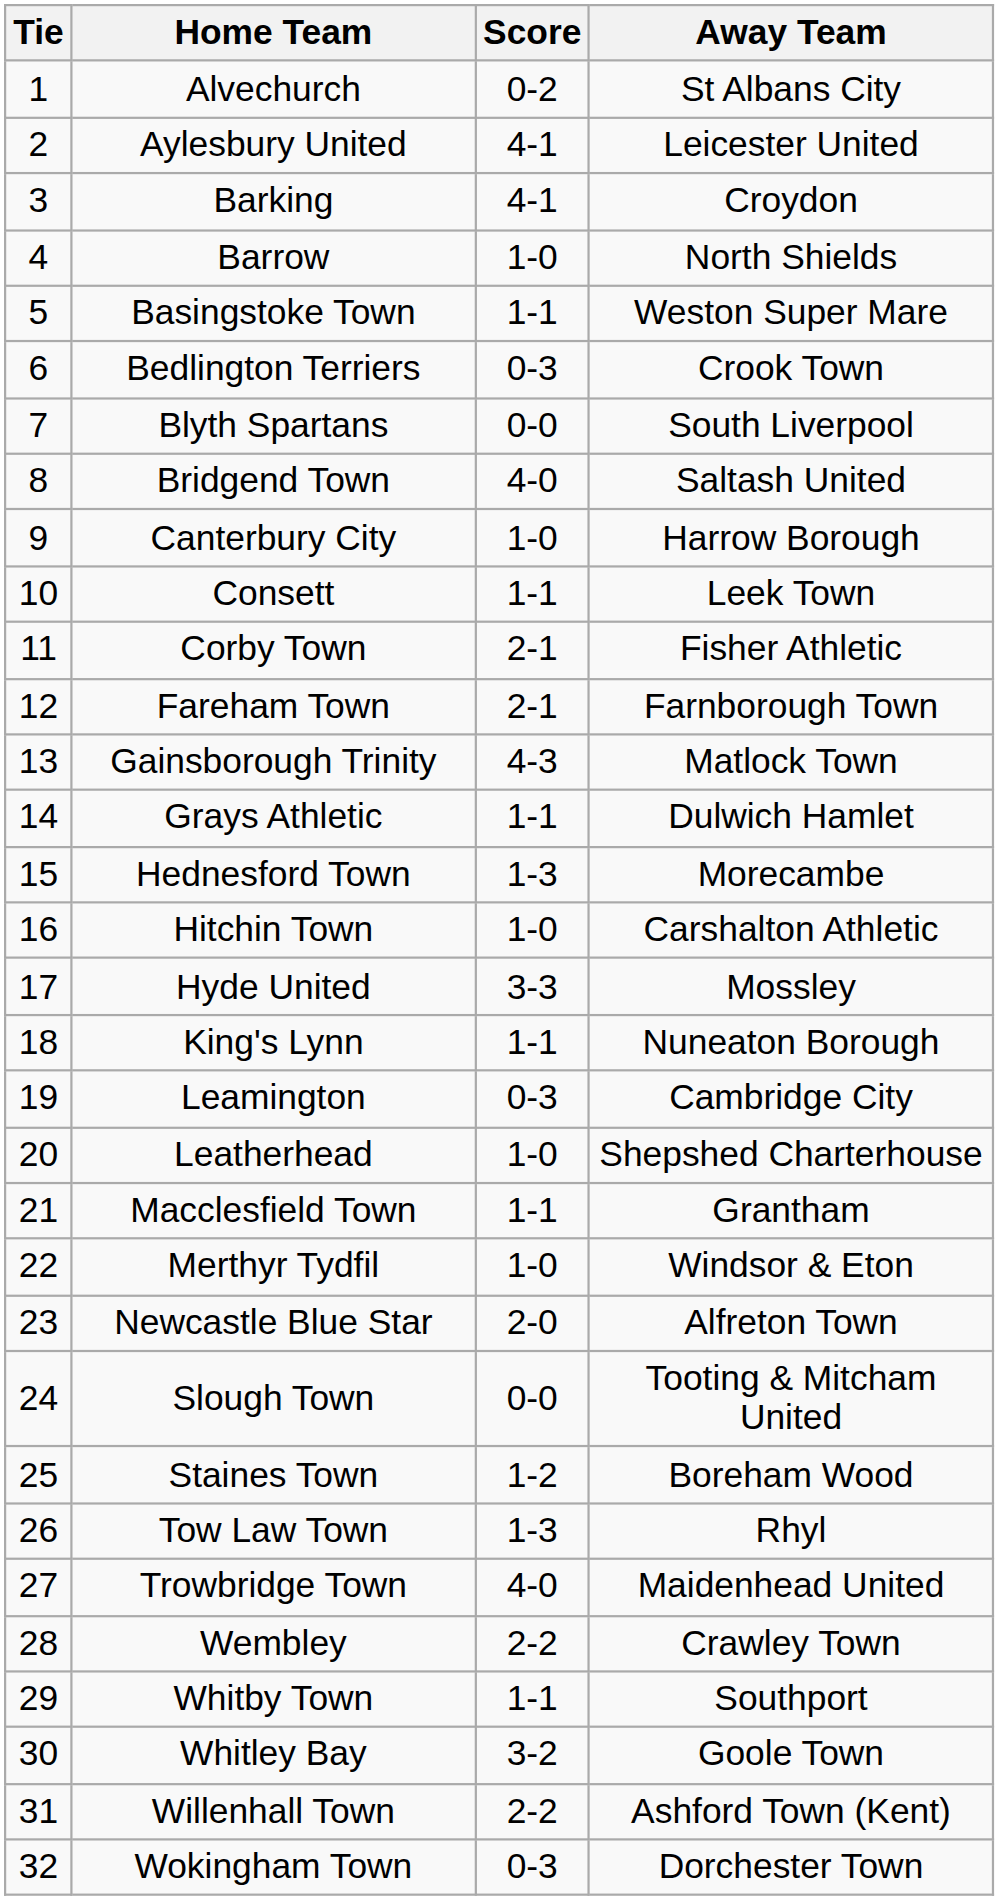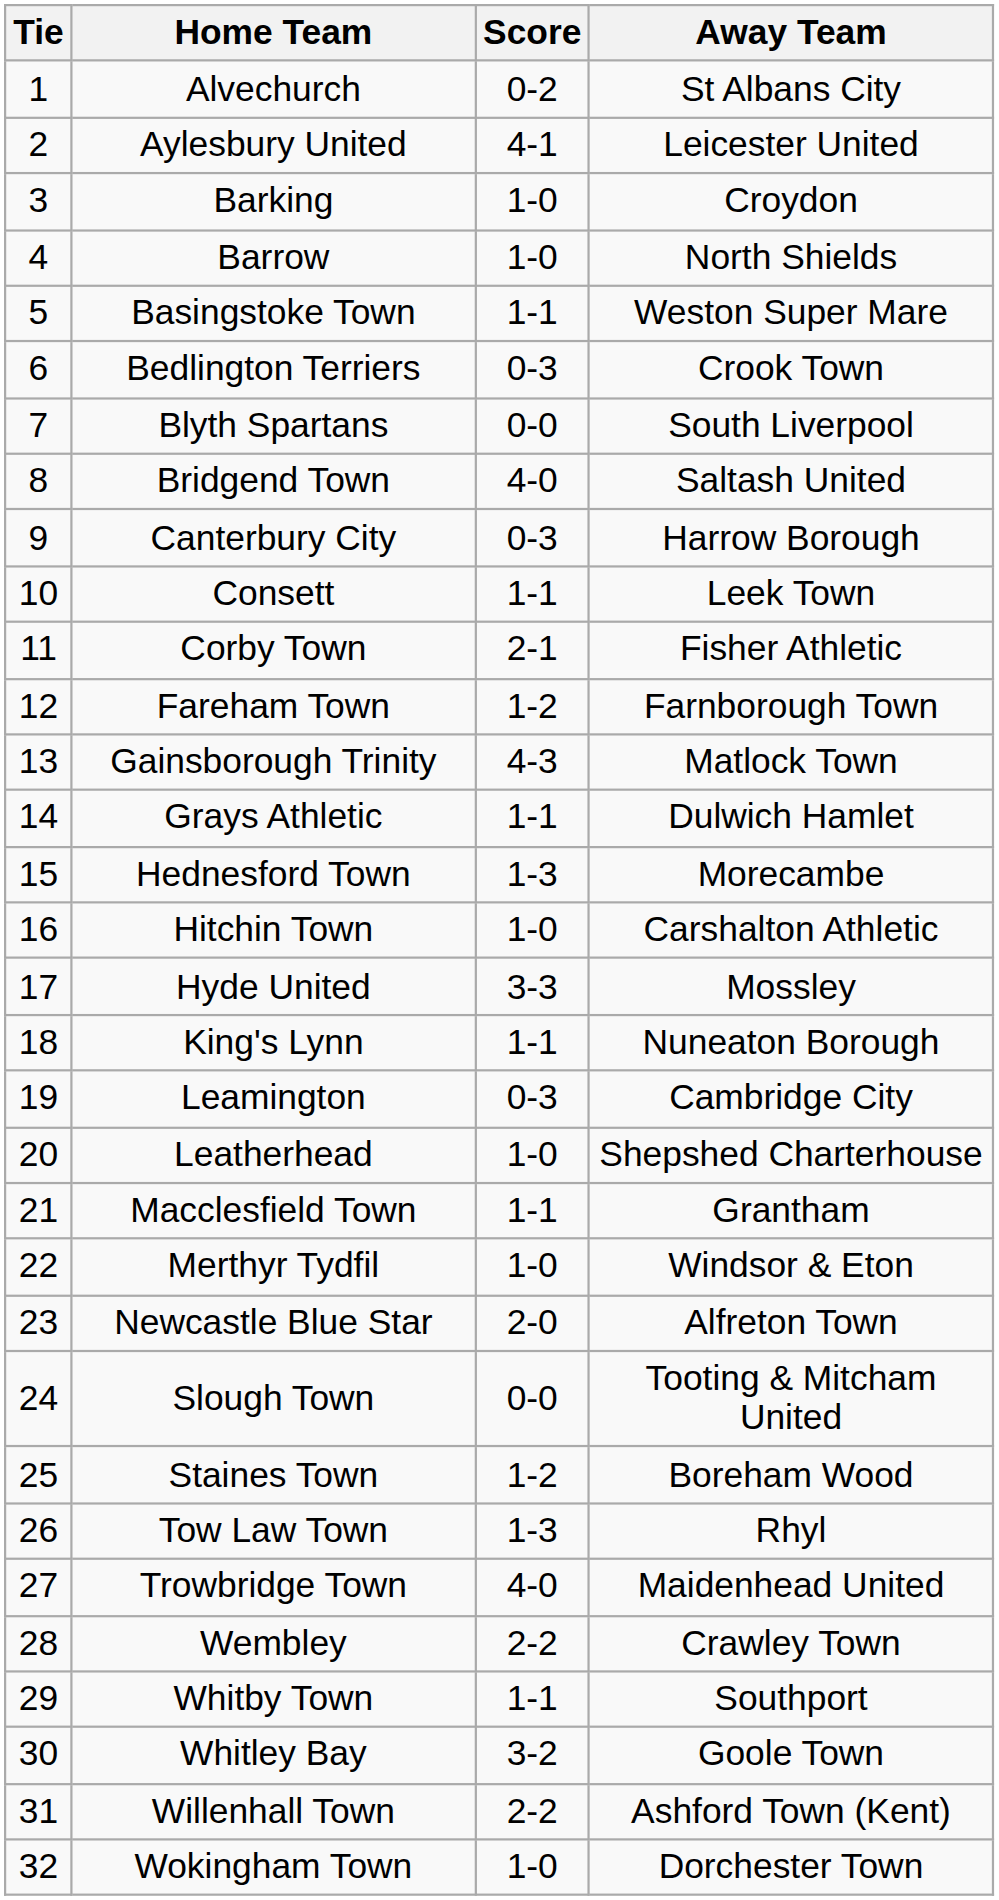(532, 200) 4-1 -> (532, 200) 1-0
(532, 537) 1-0 -> (532, 537) 0-3
(532, 705) 2-1 -> (532, 705) 1-2
(532, 1866) 0-3 -> (532, 1866) 1-0
